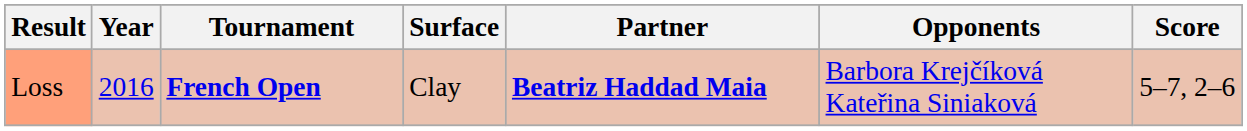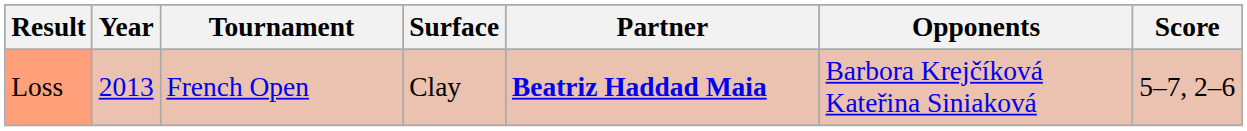(126, 86) 2016 -> (126, 86) 2013
(244, 86) bold -> (238, 86) normal
